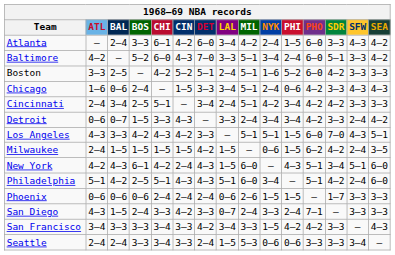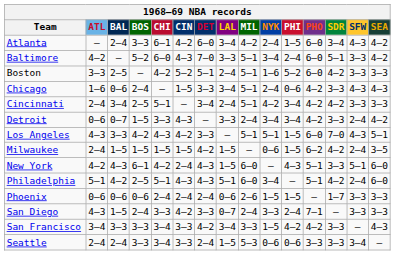(336, 43) 3–3 -> (336, 43) 3–4
(336, 166) 3–4 -> (336, 166) 3–3
